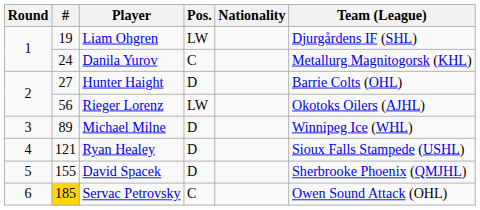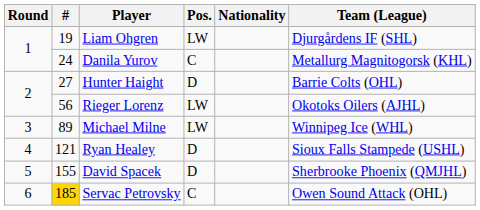(192, 127) D -> (198, 127) LW
